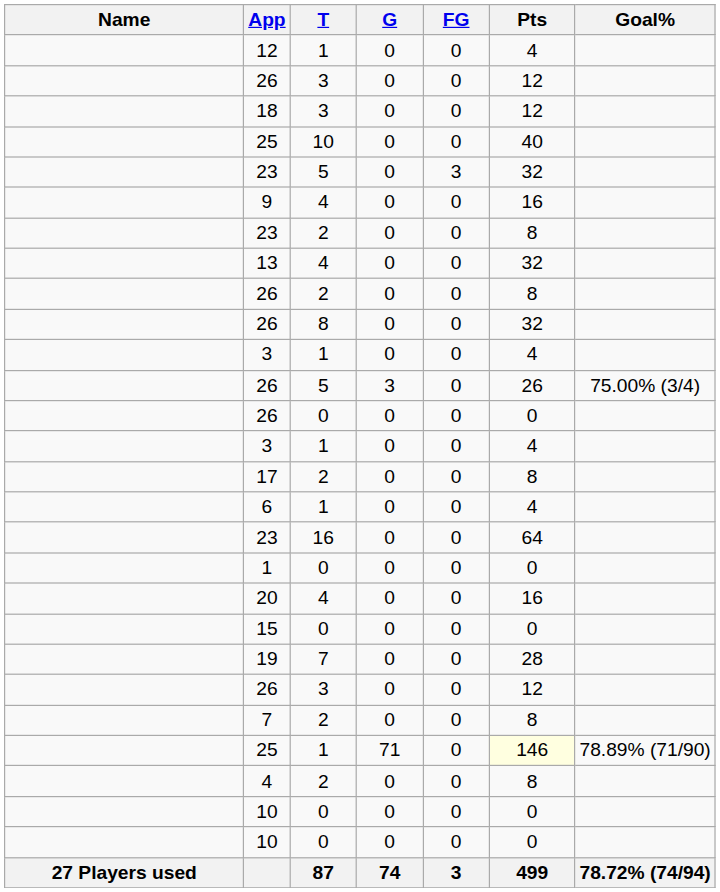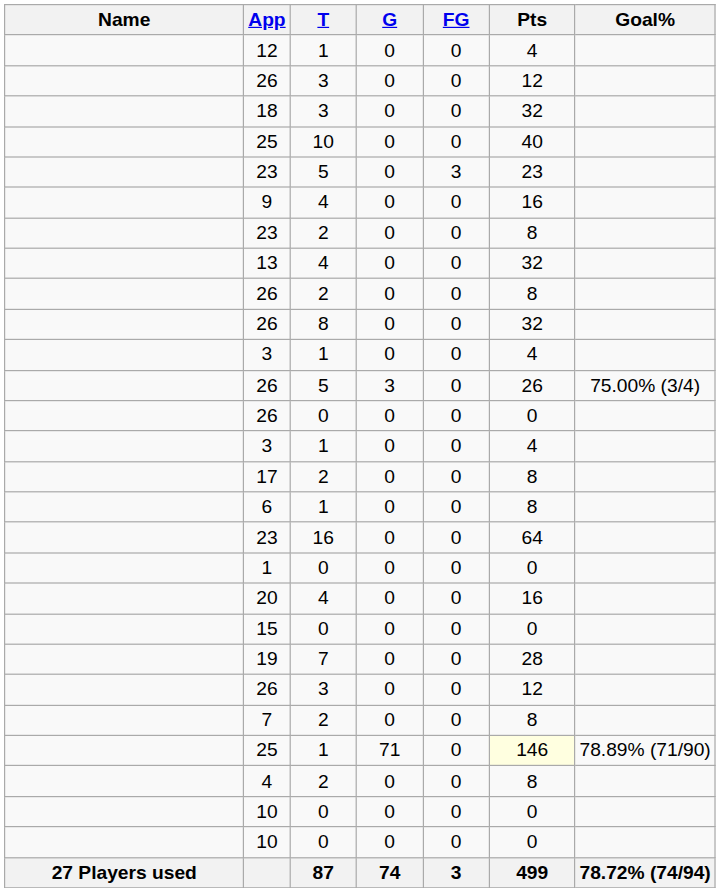(532, 111) 12 -> (532, 111) 32
(532, 171) 32 -> (532, 171) 23
(532, 506) 4 -> (532, 506) 8
